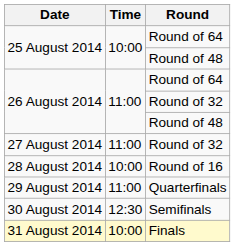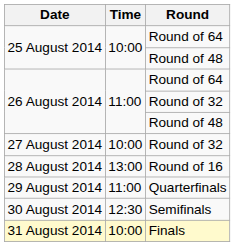(125, 144) 11:00 -> (125, 144) 10:00
(125, 166) 10:00 -> (125, 166) 13:00
